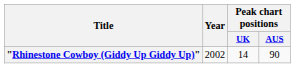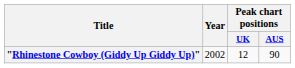(243, 54) 14 -> (243, 54) 12
